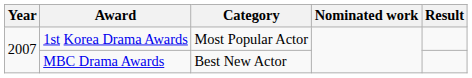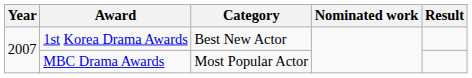(251, 38) Most Popular Actor -> (240, 38) Best New Actor
(240, 61) Best New Actor -> (251, 61) Most Popular Actor
